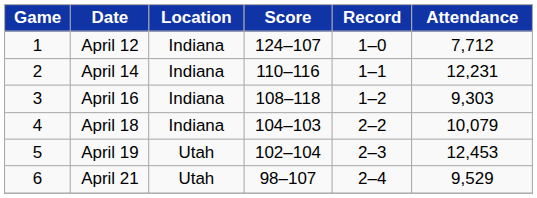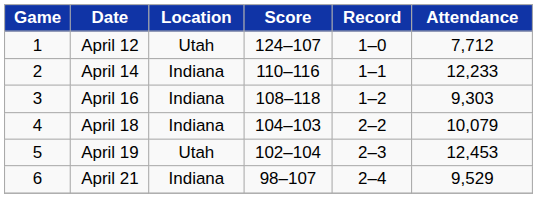(196, 44) Indiana -> (196, 44) Utah
(472, 71) 12,231 -> (472, 71) 12,233
(196, 179) Utah -> (196, 179) Indiana
